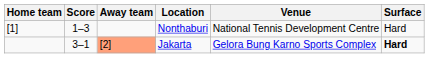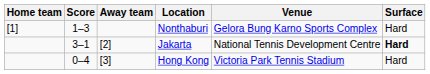(296, 28) National Tennis Development Centre -> (295, 28) Gelora Bung Karno Sports Complex
(105, 45) lightsalmon background -> (105, 45) no background
(294, 45) Gelora Bung Karno Sports Complex -> (297, 45) National Tennis Development Centre
+ row: (183, 61)
